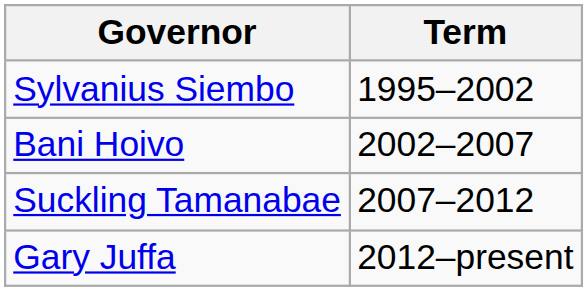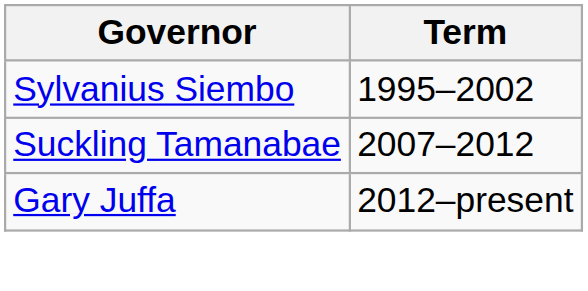- row: (99, 144)
